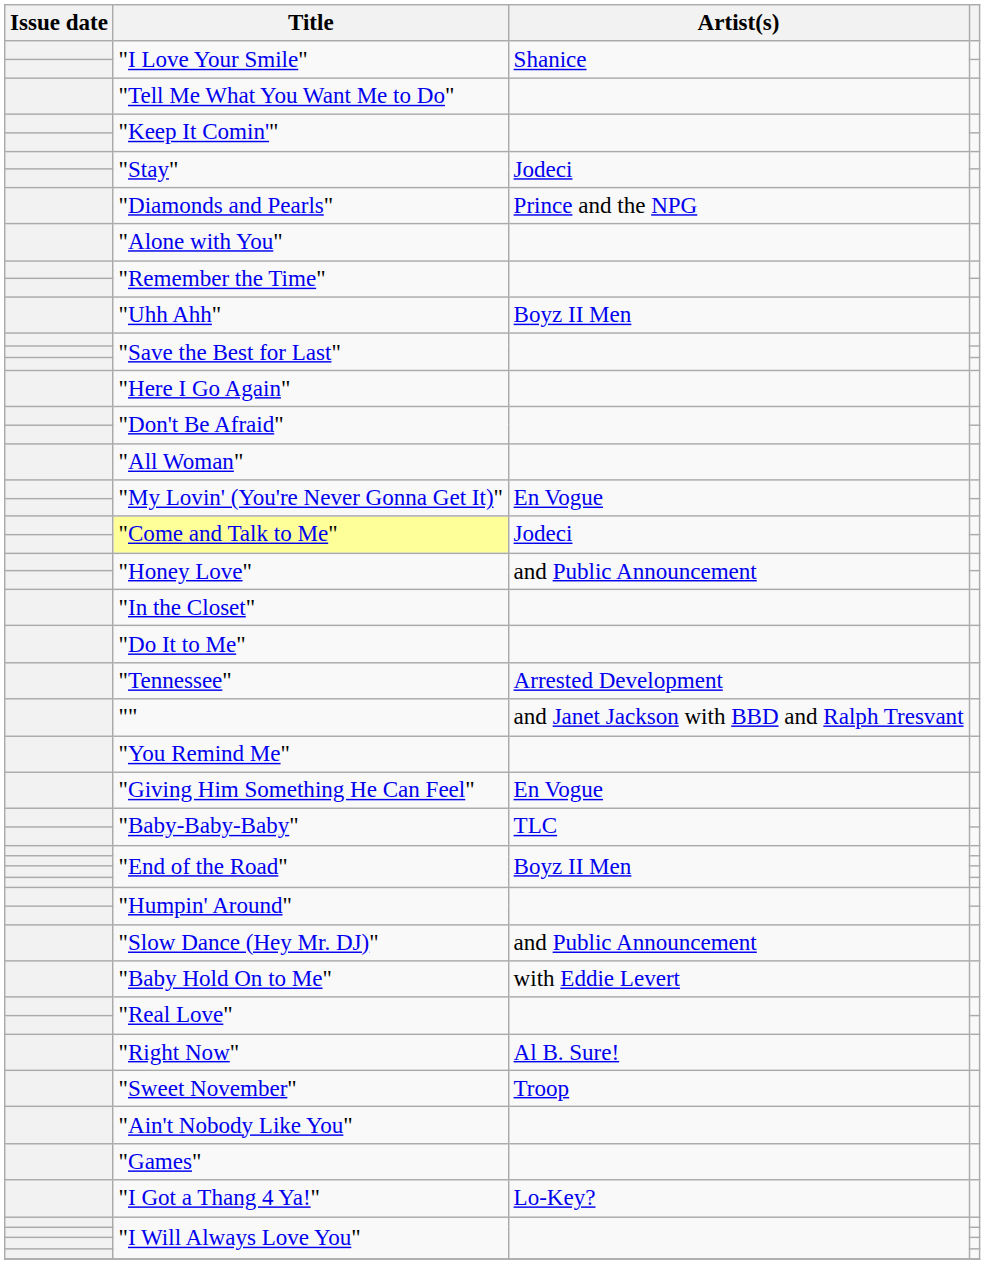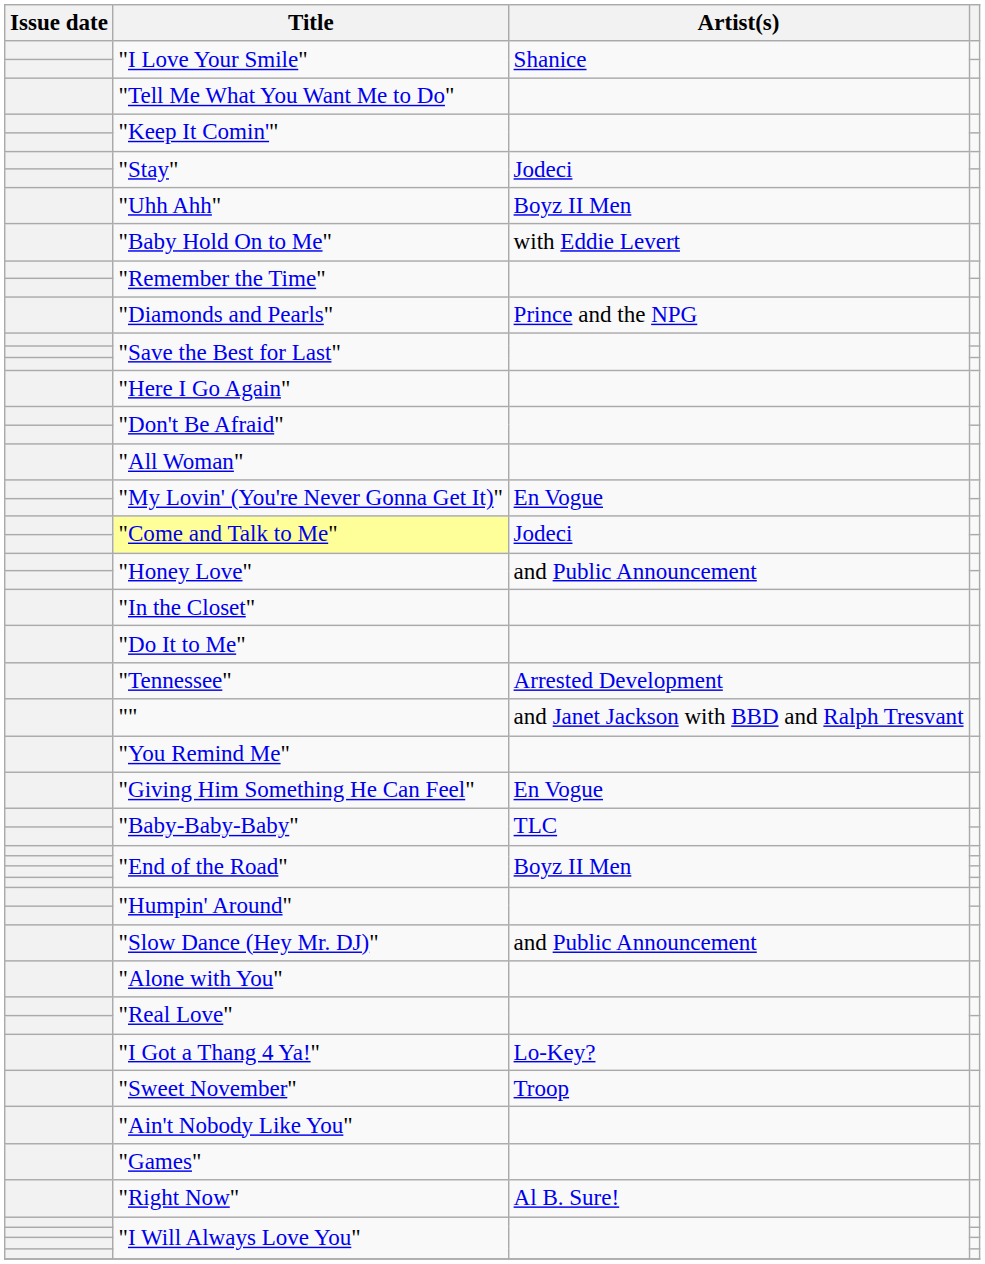rows swapped: (170, 315) <-> (226, 205)
rows swapped: (225, 978) <-> (201, 242)
rows swapped: (179, 1051) <-> (219, 1197)
